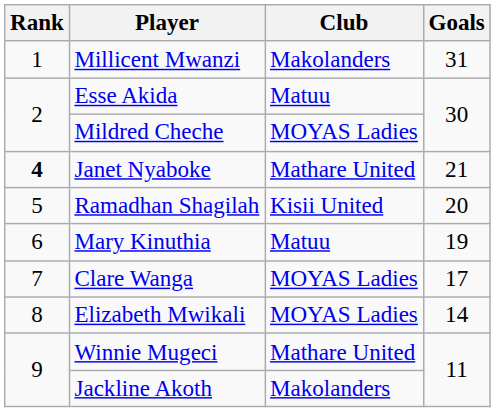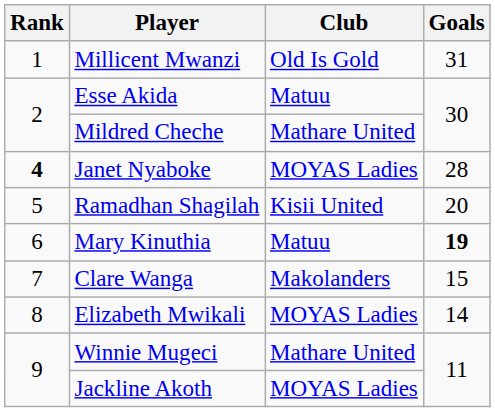(330, 59) Makolanders -> (324, 59) Old Is Gold
(344, 132) MOYAS Ladies -> (343, 132) Mathare United
(343, 168) Mathare United -> (344, 168) MOYAS Ladies
(457, 168) 21 -> (457, 168) 28
(457, 242) normal -> (457, 242) bold
(344, 278) MOYAS Ladies -> (330, 278) Makolanders
(457, 278) 17 -> (457, 278) 15
(330, 388) Makolanders -> (344, 388) MOYAS Ladies
